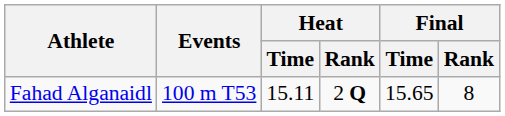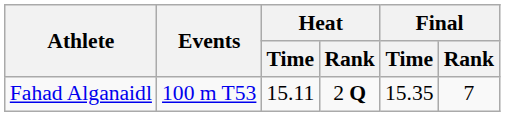(409, 93) 15.65 -> (409, 93) 15.35
(469, 93) 8 -> (469, 93) 7
